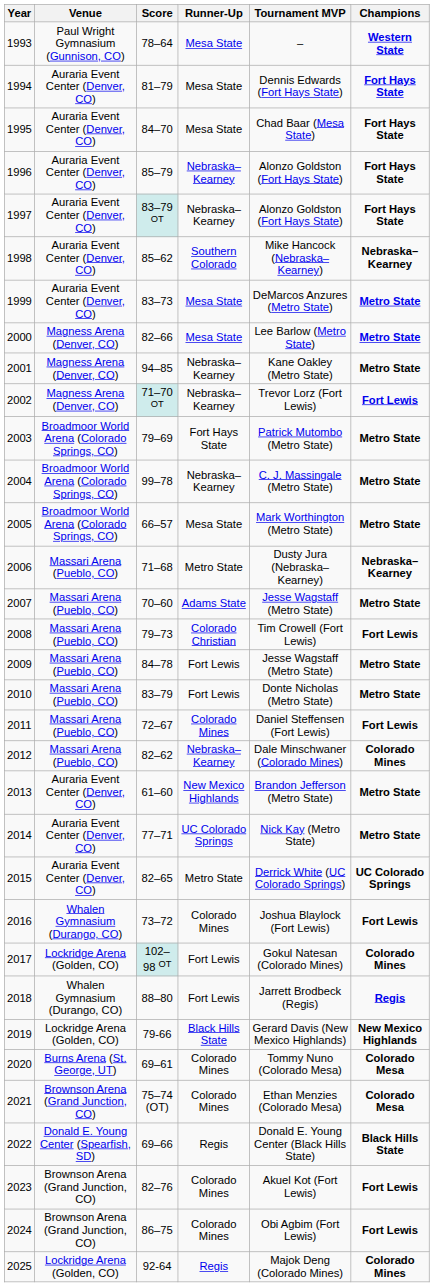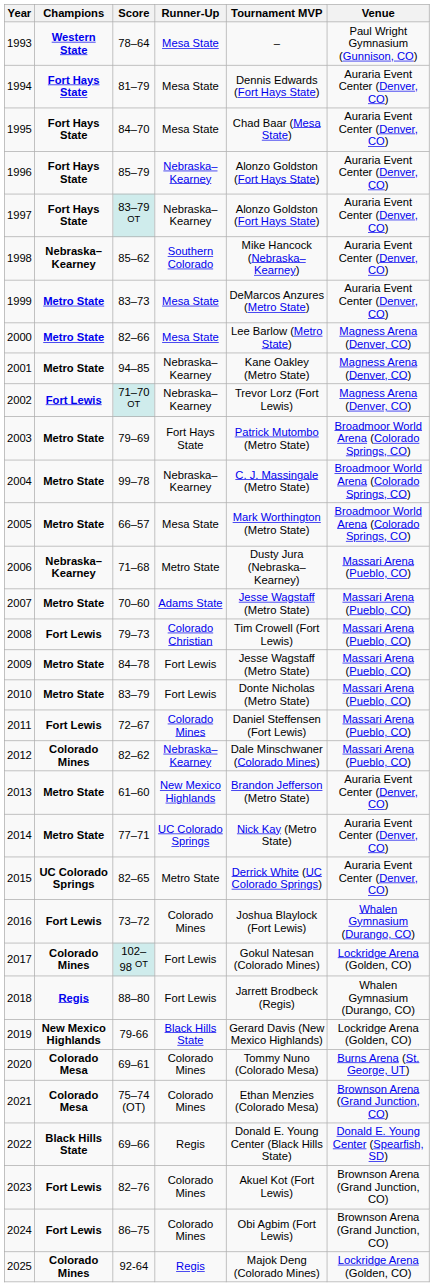columns swapped: (390, 13) <-> (85, 13)
